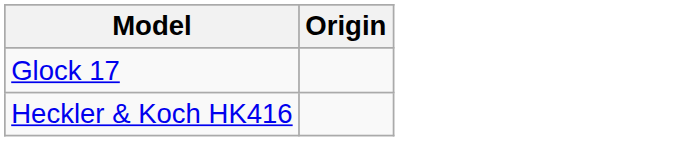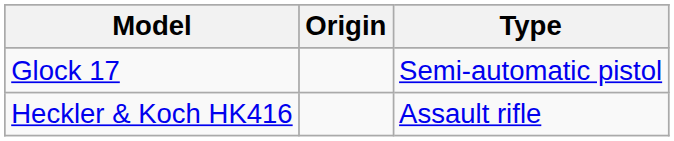+ column: (531, 26)
